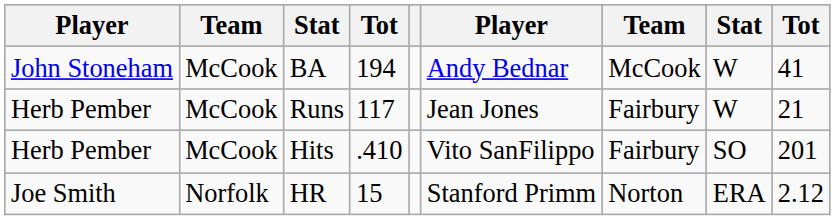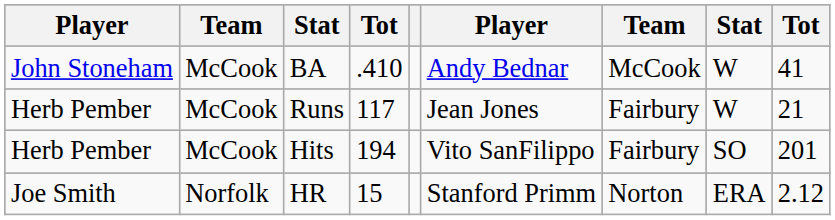(376, 67) 194 -> (379, 67) .410
(379, 151) .410 -> (376, 151) 194
